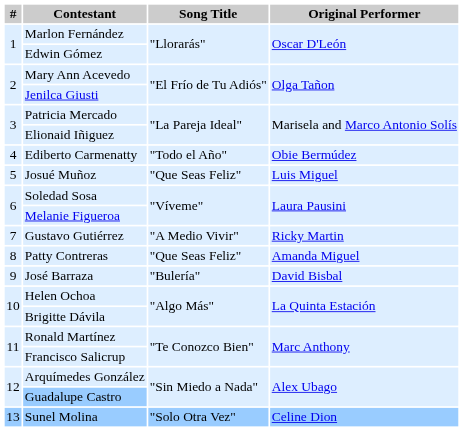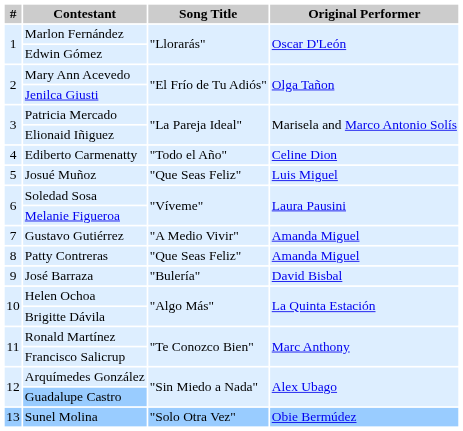(314, 155) Obie Bermúdez -> (304, 155) Celine Dion
(308, 235) Ricky Martin -> (316, 235) Amanda Miguel
(304, 417) Celine Dion -> (314, 417) Obie Bermúdez
